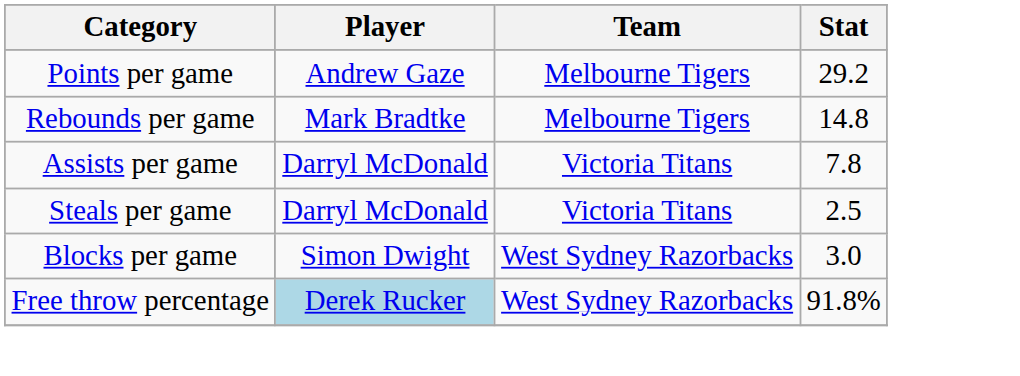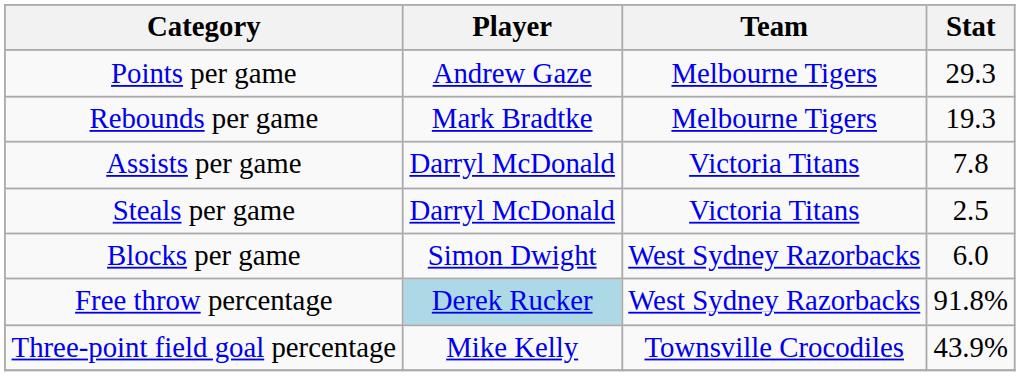(844, 73) 29.2 -> (971, 73) 29.3
(844, 118) 14.8 -> (971, 118) 19.3
(844, 255) 3.0 -> (971, 255) 6.0
+ row: (204, 347)
